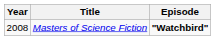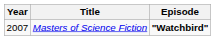(17, 27) 2008 -> (17, 27) 2007
